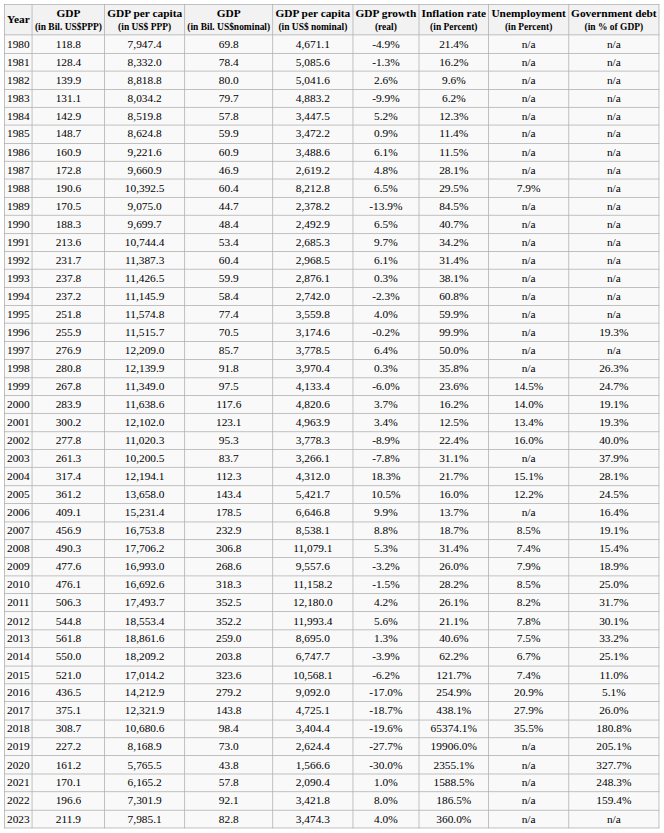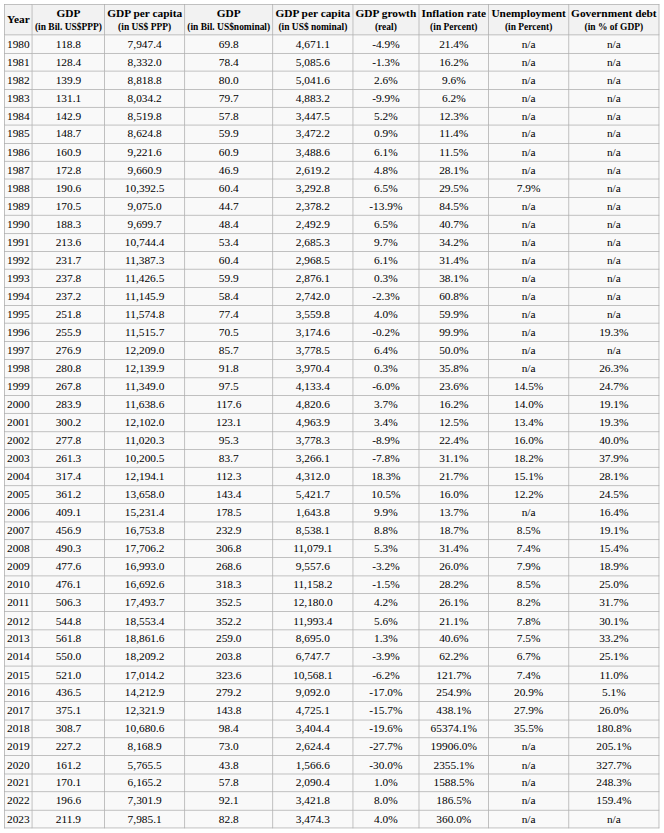(313, 188) 8,212.8 -> (313, 188) 3,292.8
(529, 458) n/a -> (529, 458) 18.2%
(313, 512) 6,646.8 -> (313, 512) 1,643.8
(386, 710) -18.7% -> (386, 710) -15.7%
